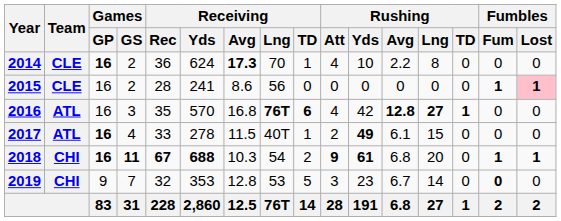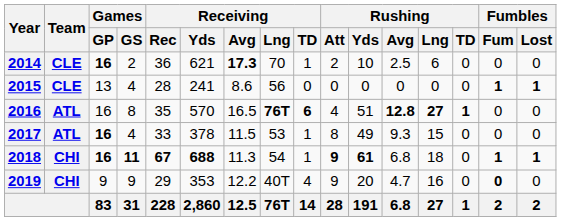(202, 63) 624 -> (202, 63) 621
(334, 63) 4 -> (334, 63) 2
(400, 63) 2.2 -> (400, 63) 2.5
(435, 63) 8 -> (435, 63) 6
(103, 87) 16 -> (103, 87) 13
(132, 87) 2 -> (132, 87) 4
(536, 87) pink background -> (536, 87) no background
(132, 110) 3 -> (132, 110) 8
(242, 110) 16.8 -> (242, 110) 16.5
(365, 110) 42 -> (365, 110) 51
(202, 134) 278 -> (202, 134) 378
(277, 134) 40T -> (277, 134) 53
(334, 134) 2 -> (334, 134) 8
(365, 134) bold -> (365, 134) normal
(400, 134) 6.1 -> (400, 134) 9.3
(242, 157) 10.3 -> (242, 157) 11.3
(307, 157) 2 -> (307, 157) 1
(435, 157) 20 -> (435, 157) 18
(132, 181) 7 -> (132, 181) 9
(163, 181) 32 -> (163, 181) 29
(242, 181) 12.8 -> (242, 181) 12.2
(277, 181) 53 -> (277, 181) 40T
(307, 181) 5 -> (307, 181) 4
(334, 181) 3 -> (334, 181) 9
(365, 181) 23 -> (365, 181) 20
(400, 181) 6.7 -> (400, 181) 4.7
(435, 181) 14 -> (435, 181) 16
